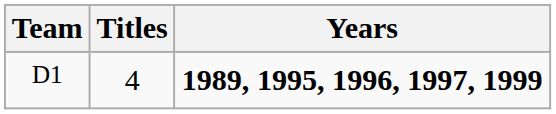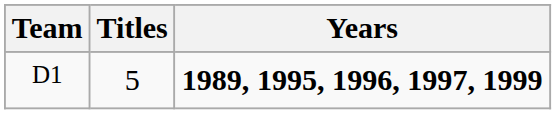(132, 80) 4 -> (132, 80) 5
